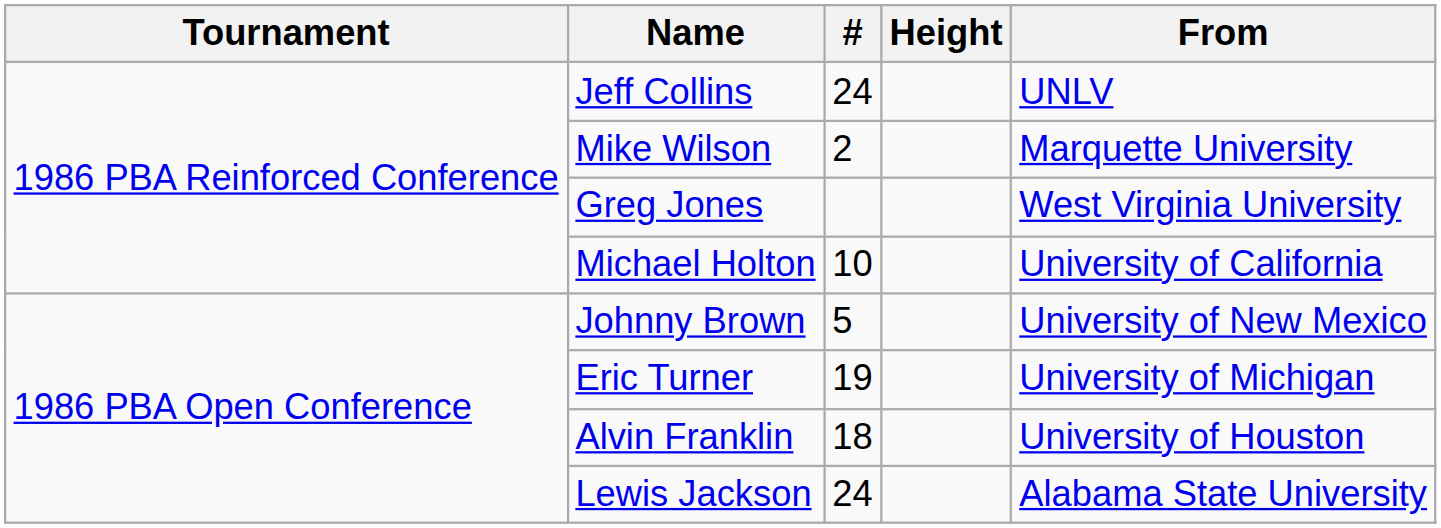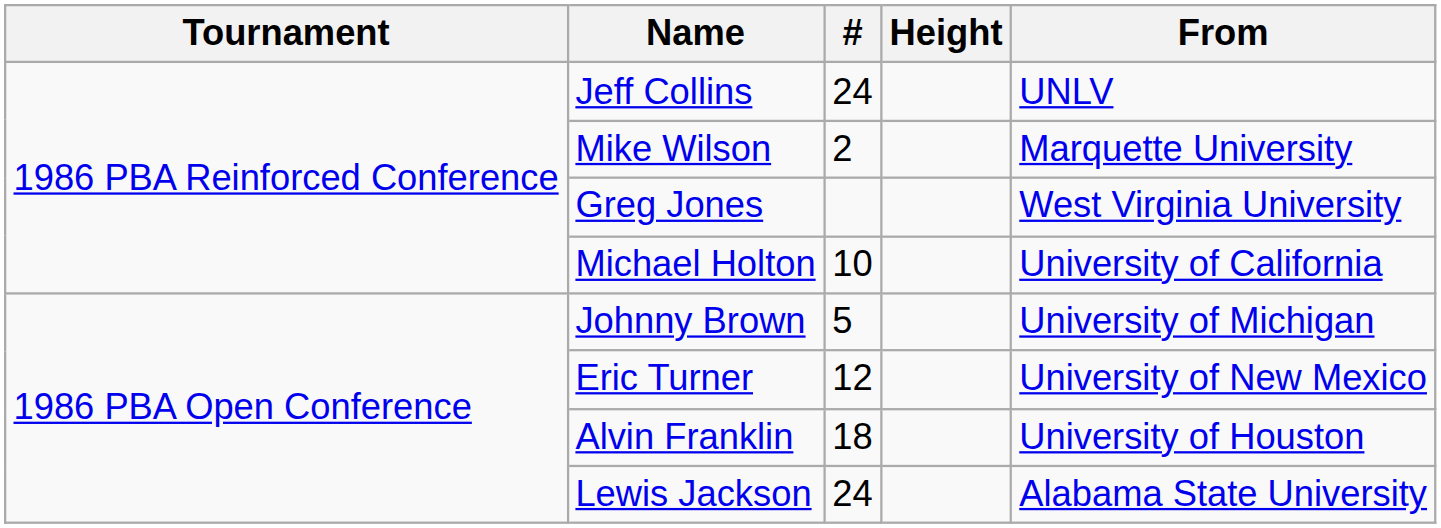(1223, 321) University of New Mexico -> (1197, 321) University of Michigan
(853, 378) 19 -> (853, 378) 12
(1197, 378) University of Michigan -> (1223, 378) University of New Mexico
